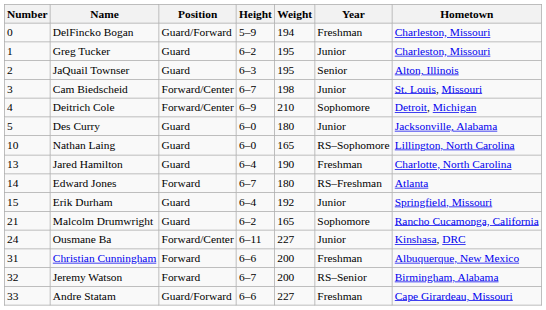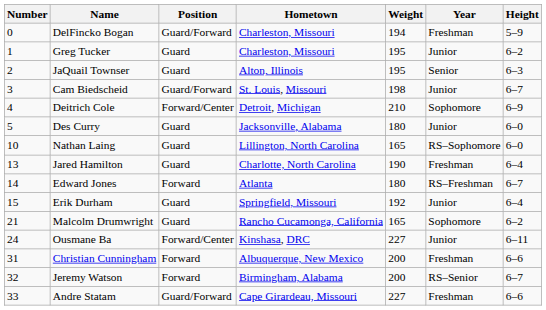columns swapped: (255, 14) <-> (467, 14)
(198, 89) Forward/Center -> (197, 89) Guard/Forward
